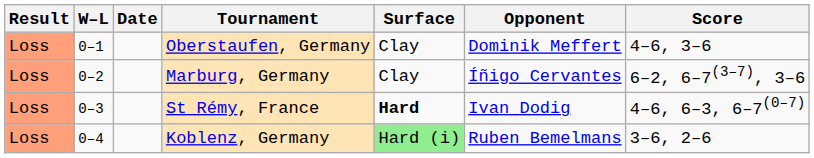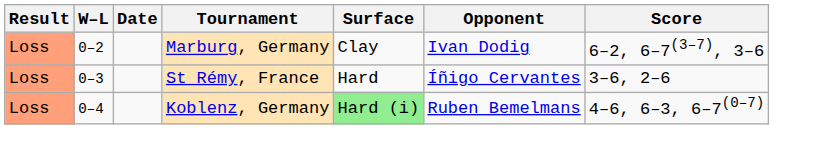- row: (268, 46)
(545, 76) Íñigo Cervantes -> (479, 48) Ivan Dodig
(399, 108) bold -> (358, 78) normal
(519, 108) Ivan Dodig -> (504, 78) Íñigo Cervantes
(717, 108) 4–6, 6–3, 6–7(0–7) -> (630, 78) 3–6, 2–6
(671, 138) 3–6, 2–6 -> (677, 108) 4–6, 6–3, 6–7(0–7)
